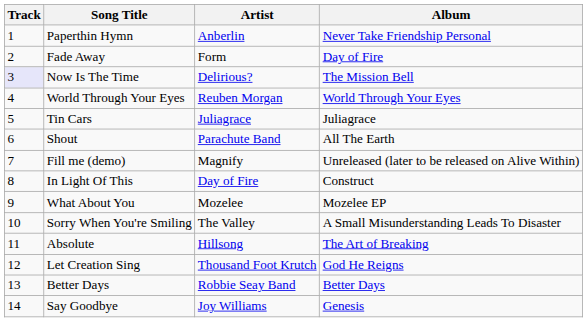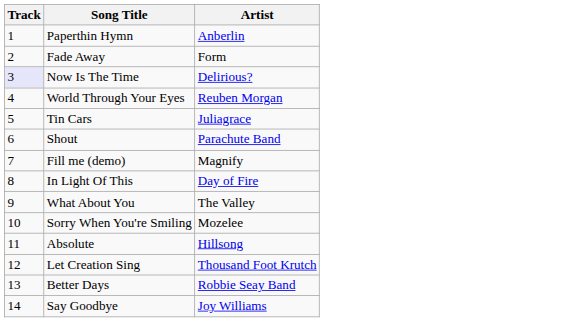- column: (451, 14)
(220, 202) Mozelee -> (226, 202) The Valley
(226, 222) The Valley -> (220, 222) Mozelee
